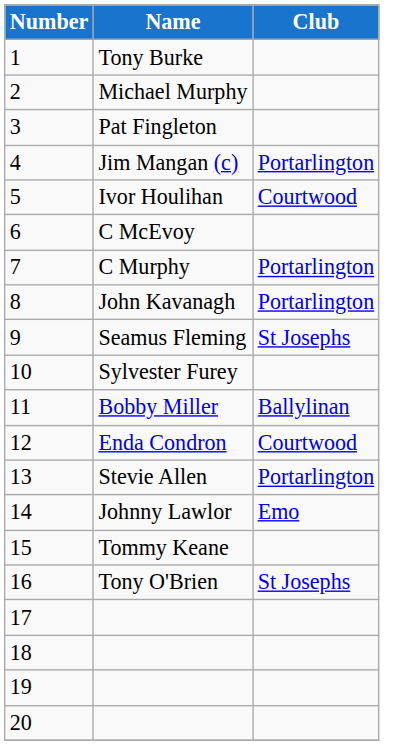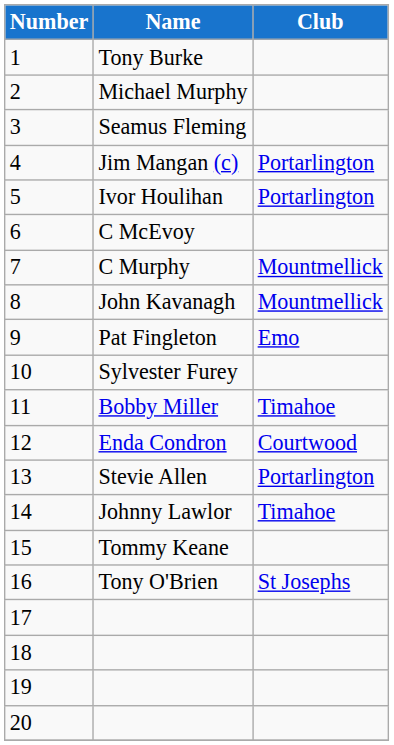(158, 127) Pat Fingleton -> (172, 127) Seamus Fleming
(307, 197) Courtwood -> (316, 197) Portarlington
(316, 267) Portarlington -> (320, 267) Mountmellick
(316, 302) Portarlington -> (320, 302) Mountmellick
(172, 337) Seamus Fleming -> (158, 337) Pat Fingleton
(304, 337) St Josephs -> (279, 337) Emo
(304, 407) Ballylinan -> (297, 407) Timahoe
(279, 512) Emo -> (297, 512) Timahoe
